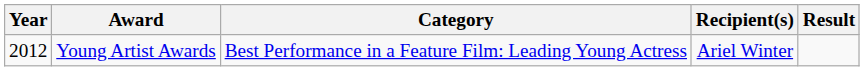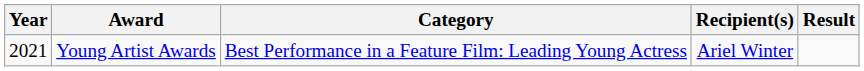(28, 50) 2012 -> (28, 50) 2021
